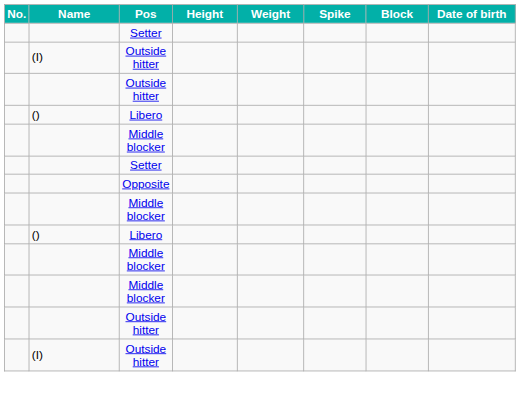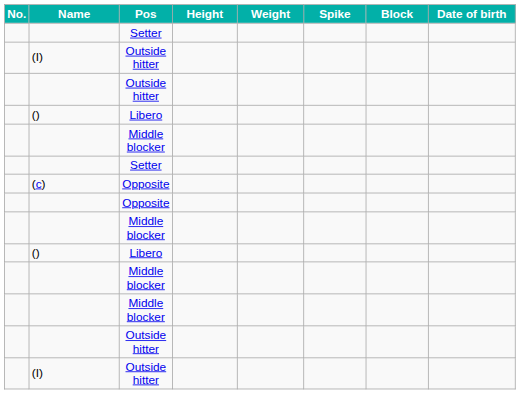+ row: (39, 184)
